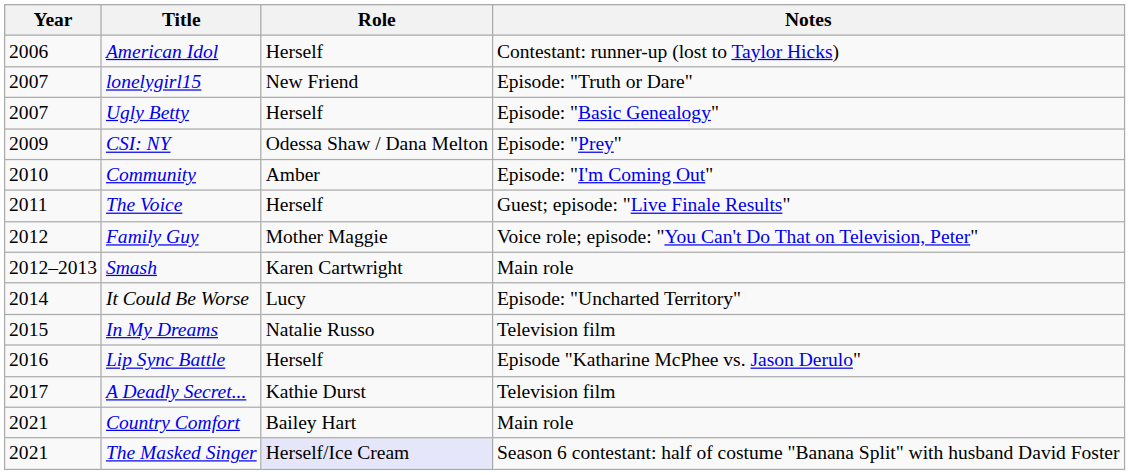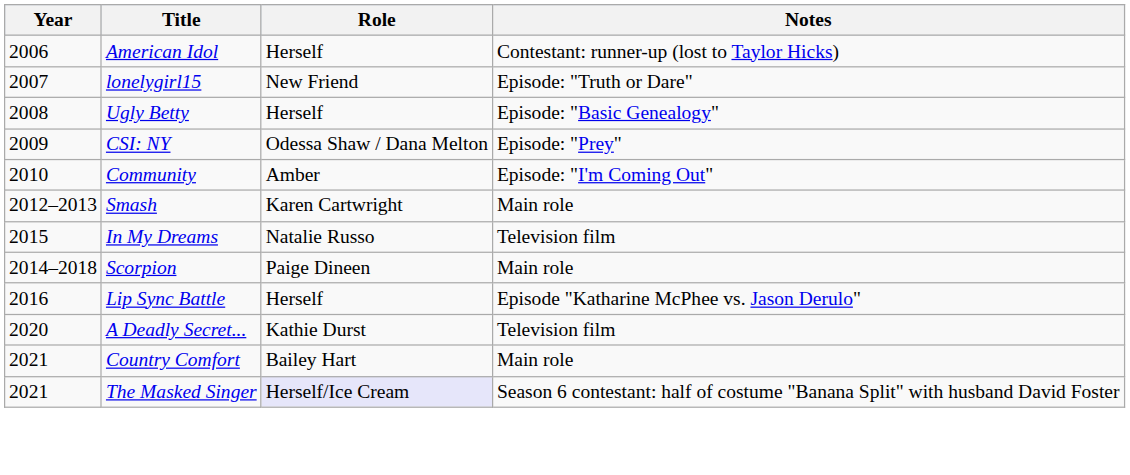(29, 112) 2007 -> (29, 112) 2008
- row: (144, 205)
- row: (152, 236)
- row: (177, 298)
+ row: (141, 267)
(29, 391) 2017 -> (29, 329) 2020
